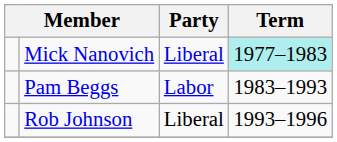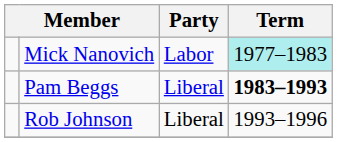(194, 53) Liberal -> (189, 53) Labor
(189, 86) Labor -> (194, 86) Liberal
(280, 86) normal -> (280, 86) bold
